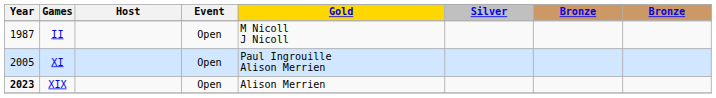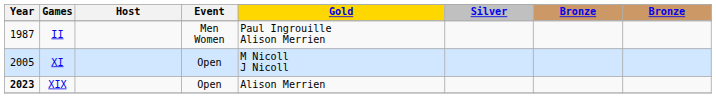(209, 35) Open -> (209, 35) Men Women
(265, 35) M Nicoll J Nicoll -> (286, 35) Paul Ingrouille Alison Merrien
(286, 63) Paul Ingrouille Alison Merrien -> (265, 63) M Nicoll J Nicoll
